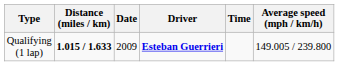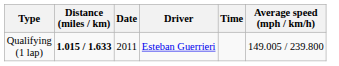(127, 46) 2009 -> (127, 46) 2011
(182, 46) bold -> (179, 46) normal
